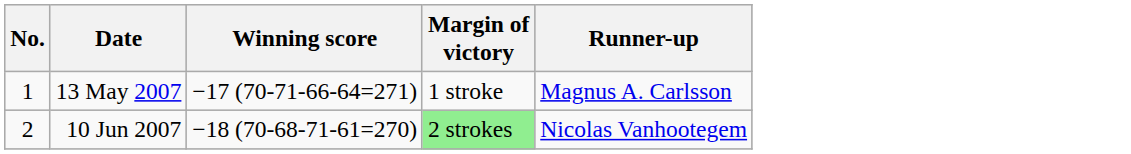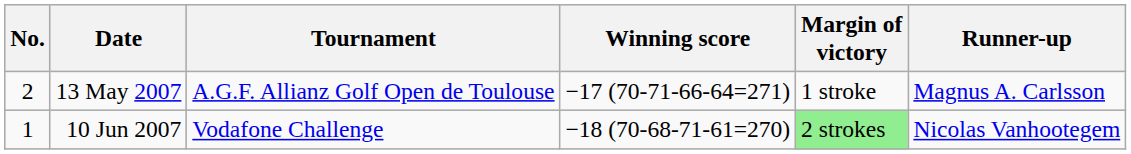+ column: (373, 38)
(28, 90) 1 -> (28, 90) 2
(28, 129) 2 -> (28, 129) 1
